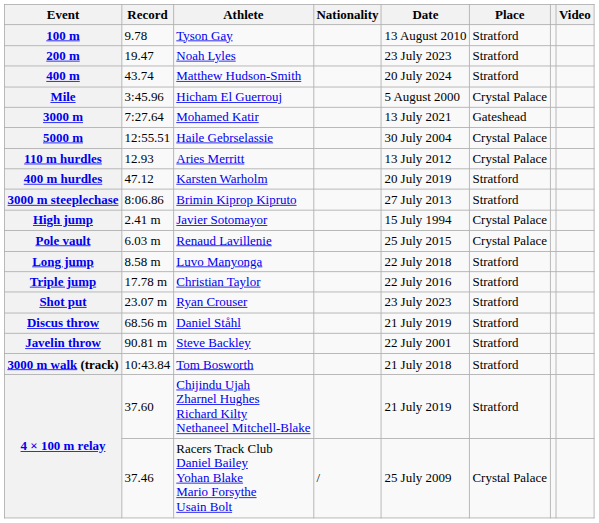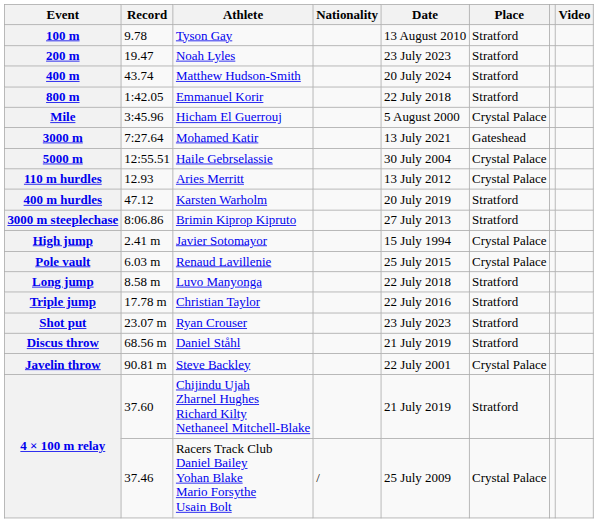+ row: (63, 96)
(496, 343) Stratford -> (509, 364) Crystal Palace
- row: (63, 364)
